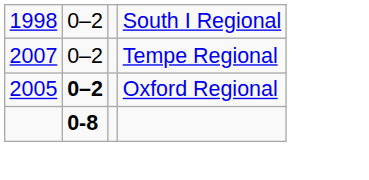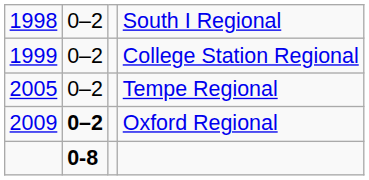+ row: (241, 55)
(33, 55) 2007 -> (33, 89) 2005
(33, 89) 2005 -> (33, 123) 2009
